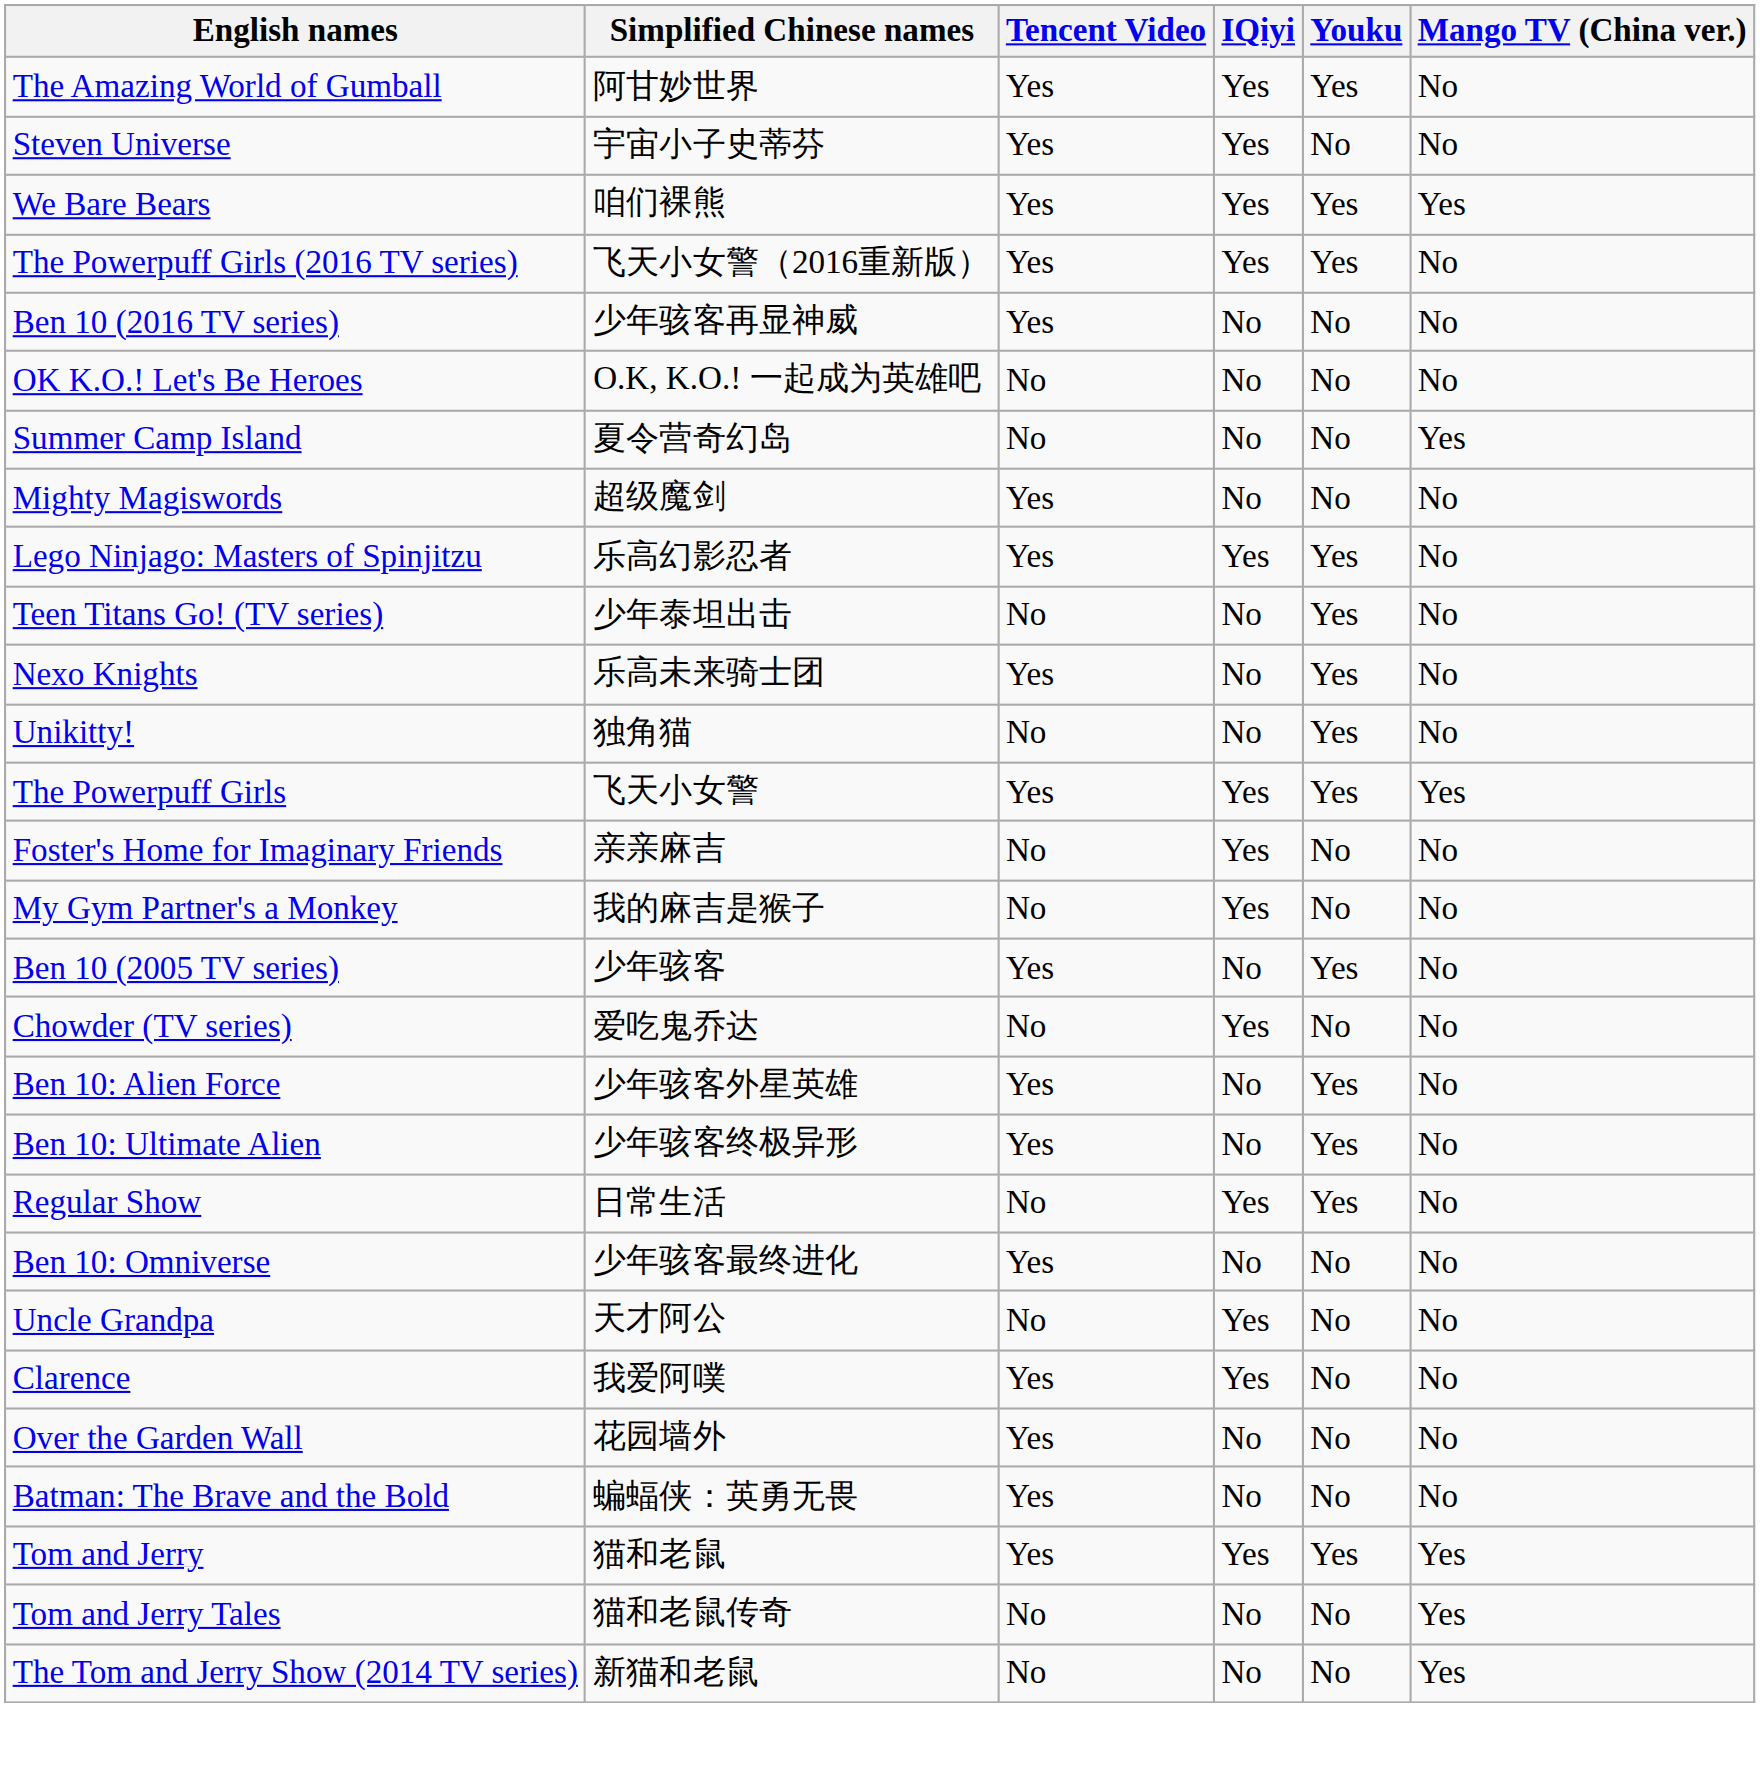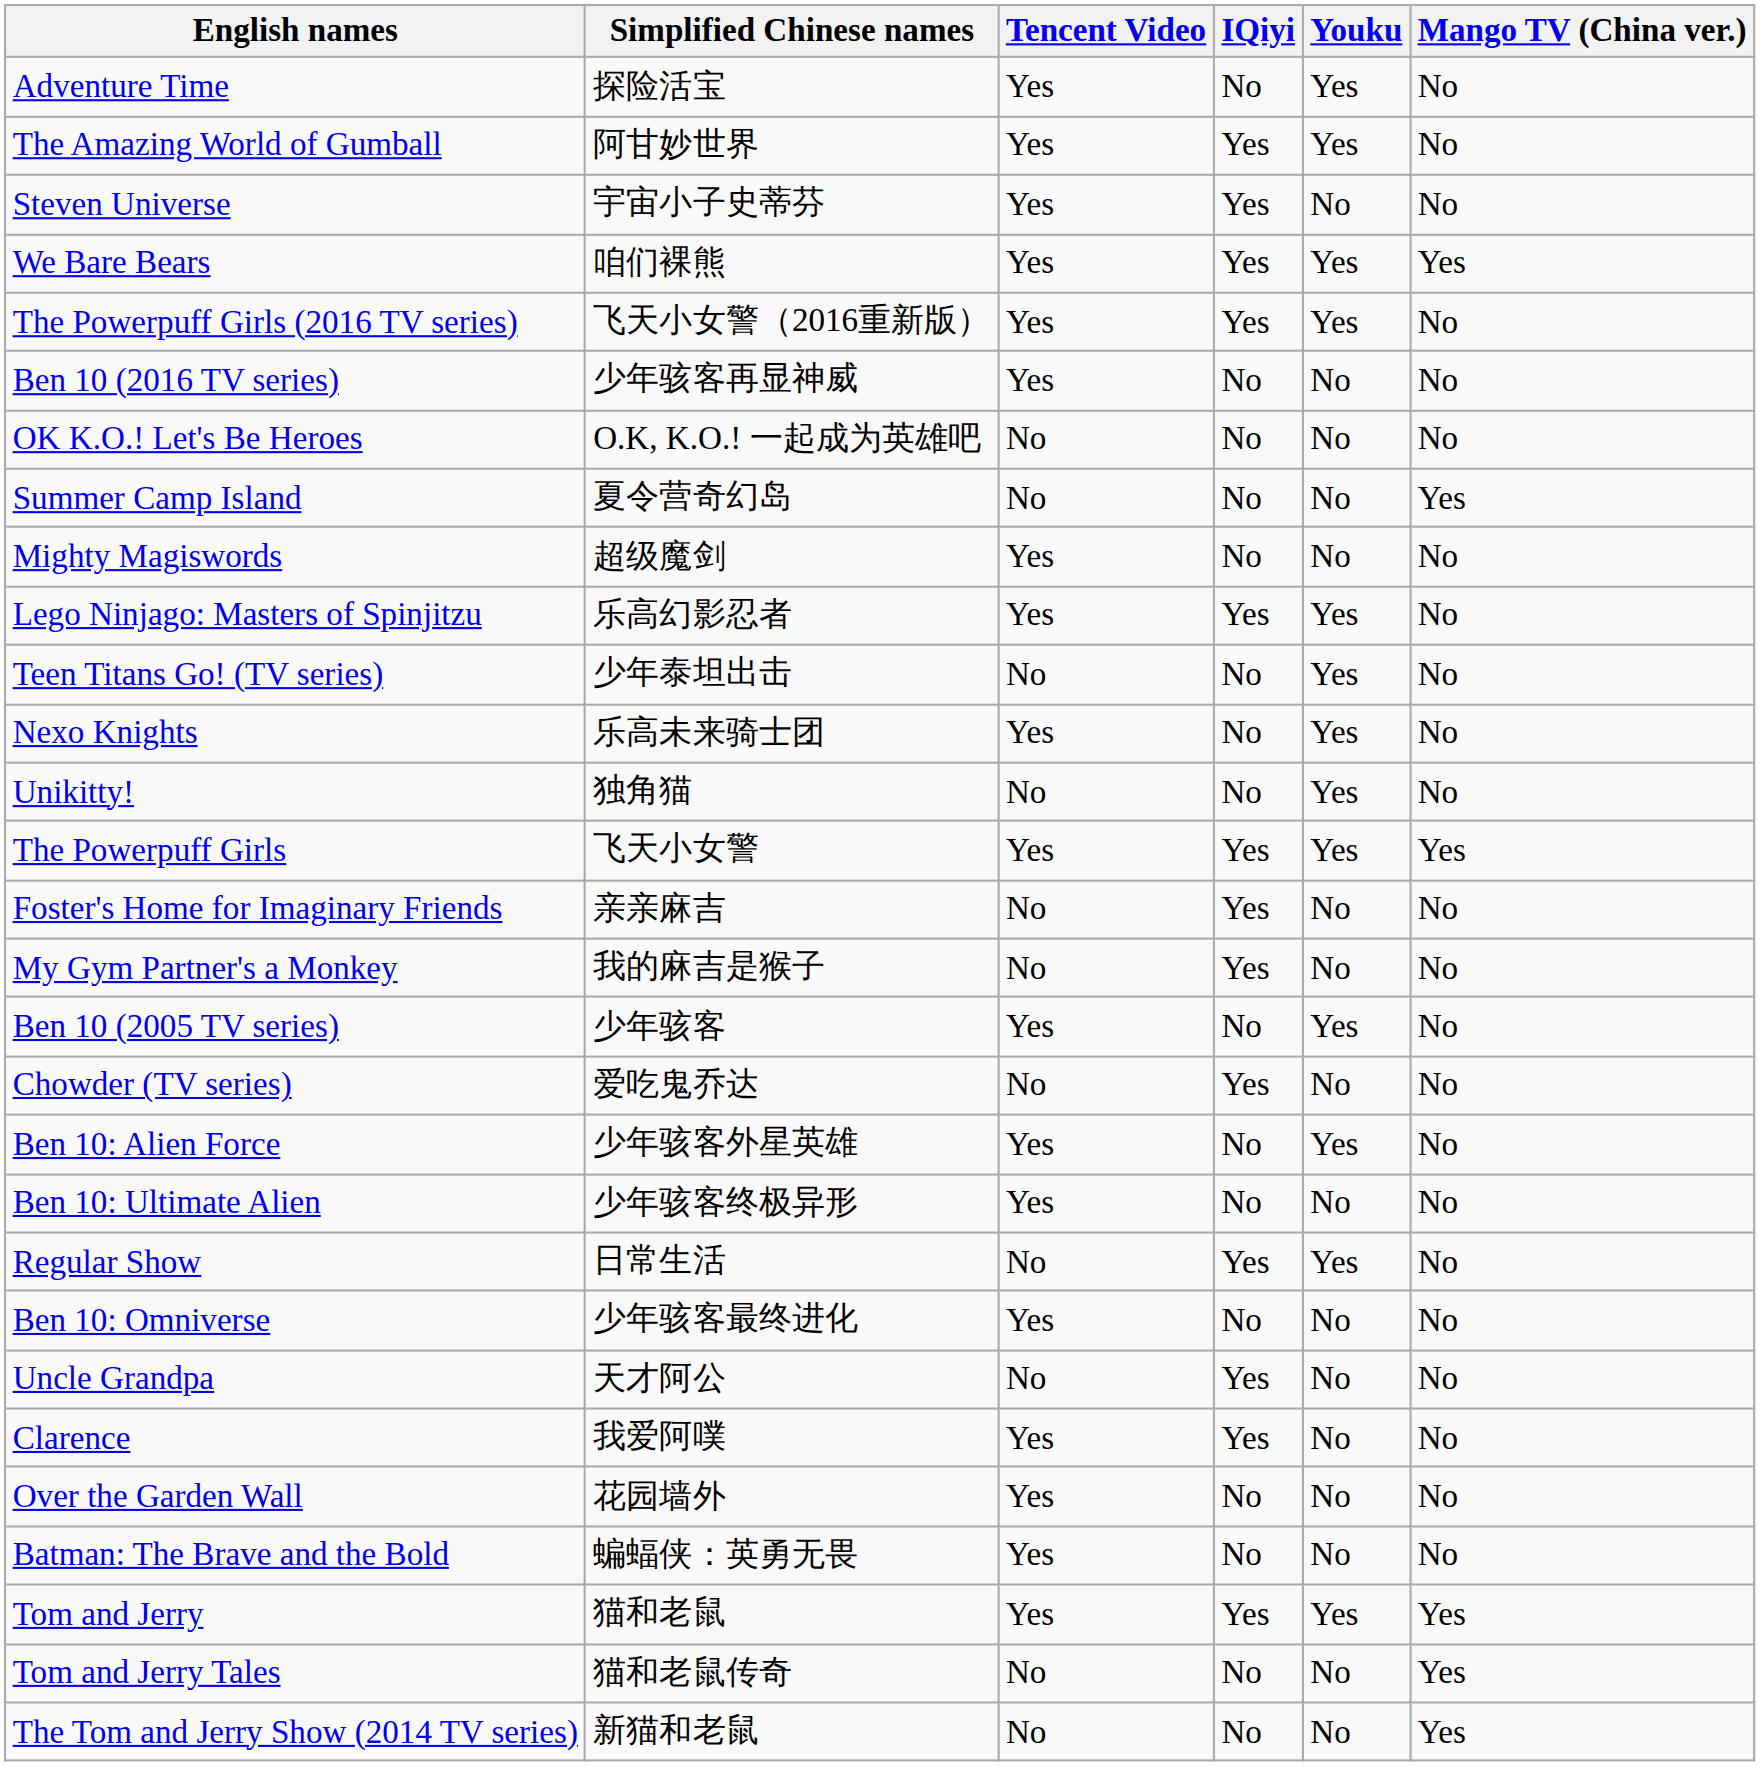+ row: (121, 86)
(1334, 1143) Yes -> (1331, 1202) No
